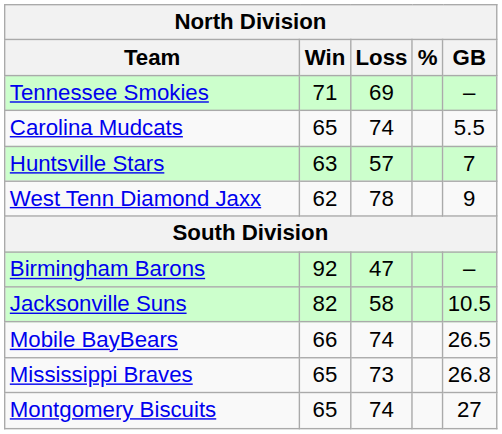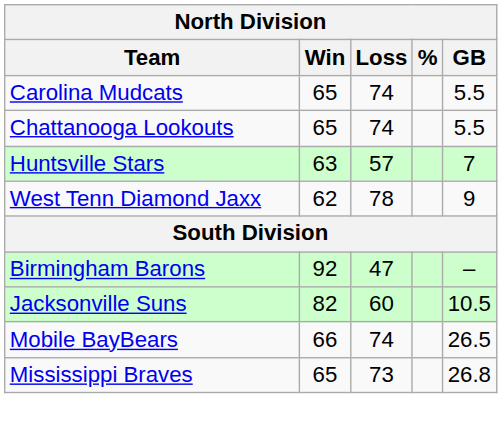- row: (109, 92)
+ row: (122, 127)
(381, 304) 58 -> (381, 304) 60
- row: (113, 410)
